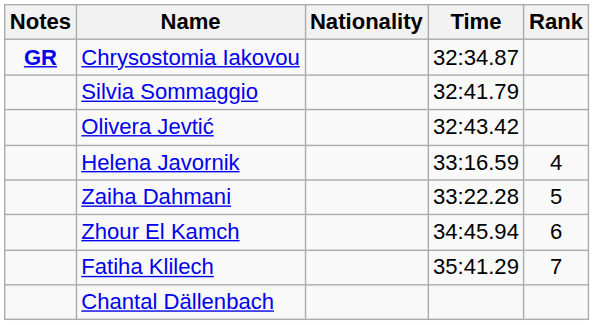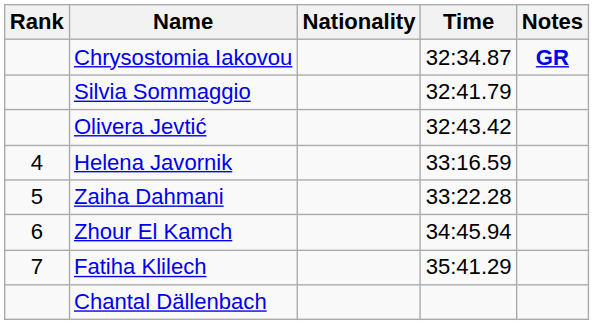columns swapped: (556, 22) <-> (40, 22)
